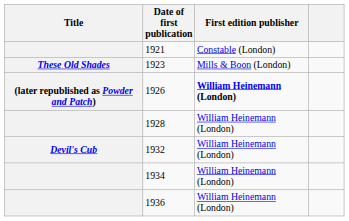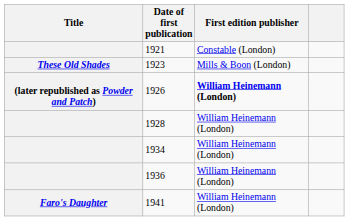- row: (155, 150)
+ row: (155, 202)
